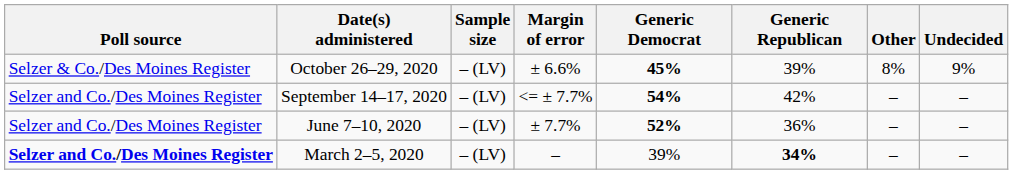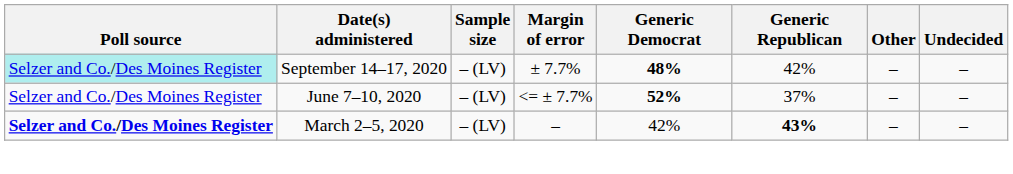- row: (364, 68)
(135, 97) no background -> (135, 68) paleturquoise background
(556, 97) <= ± 7.7% -> (556, 68) ± 7.7%
(664, 97) 54% -> (664, 68) 48%
(556, 126) ± 7.7% -> (556, 97) <= ± 7.7%
(800, 126) 36% -> (800, 97) 37%
(664, 154) 39% -> (664, 126) 42%
(800, 154) 34% -> (800, 126) 43%
